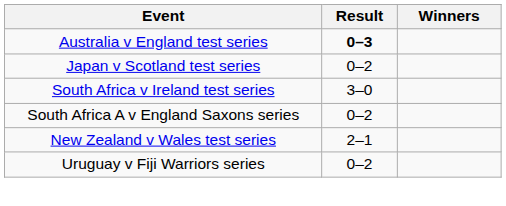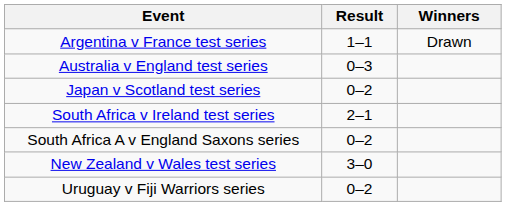+ row: (163, 41)
(360, 41) bold -> (360, 66) normal
(360, 90) 3–0 -> (360, 115) 2–1
(360, 139) 2–1 -> (360, 164) 3–0
